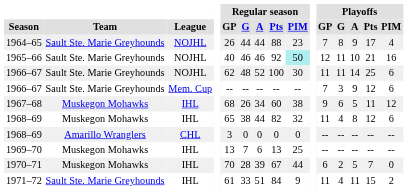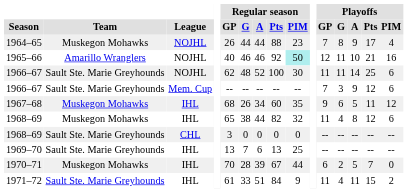(105, 42) Sault Ste. Marie Greyhounds -> (105, 42) Muskegon Mohawks
(105, 57) Sault Ste. Marie Greyhounds -> (105, 57) Amarillo Wranglers
(298, 104) 38 -> (298, 104) 35
(105, 134) Amarillo Wranglers -> (105, 134) Sault Ste. Marie Greyhounds
(105, 150) Muskegon Mohawks -> (105, 150) Sault Ste. Marie Greyhounds
